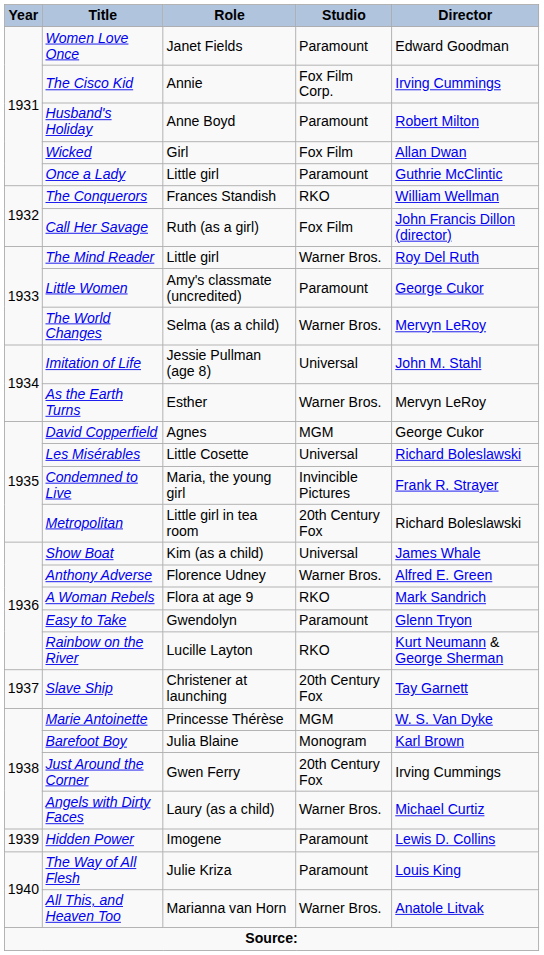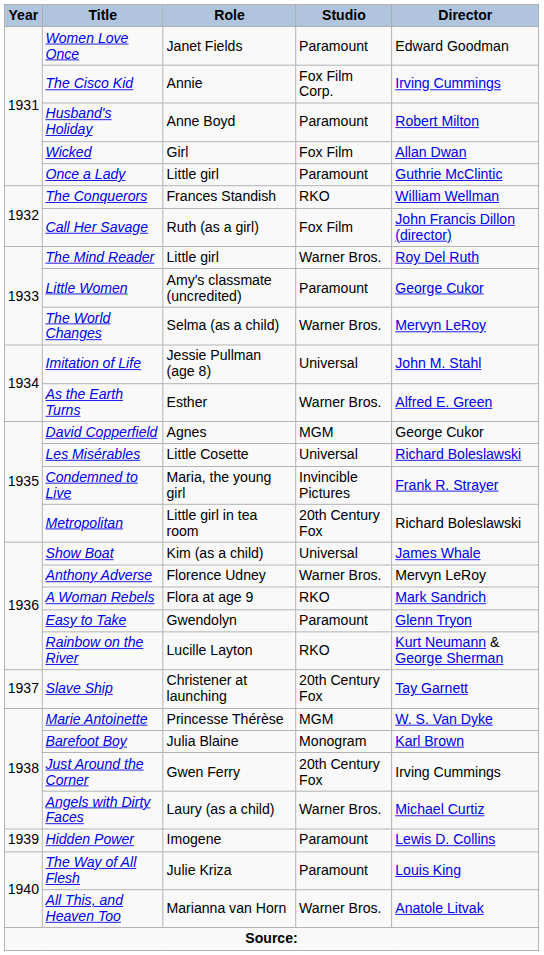(441, 402) Mervyn LeRoy -> (444, 402) Alfred E. Green
(444, 576) Alfred E. Green -> (441, 576) Mervyn LeRoy
